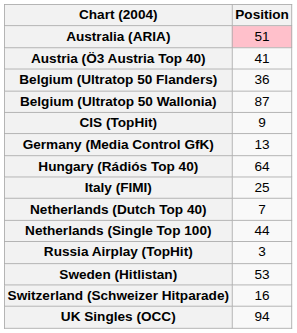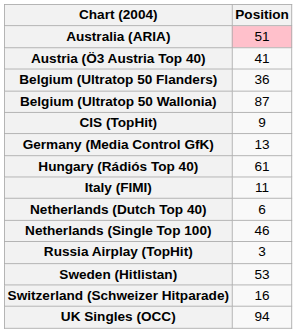(262, 166) 64 -> (262, 166) 61
(262, 187) 25 -> (262, 187) 11
(262, 209) 7 -> (262, 209) 6
(262, 230) 44 -> (262, 230) 46
